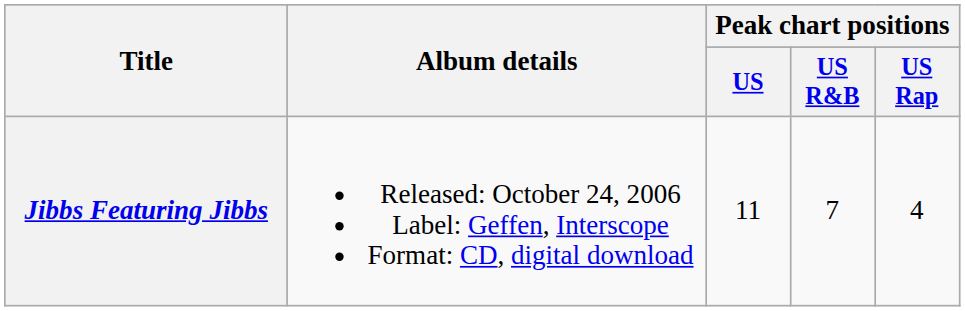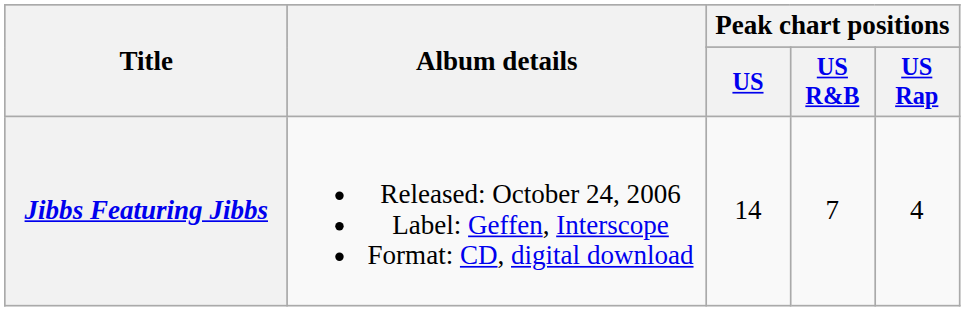(748, 210) 11 -> (748, 210) 14
